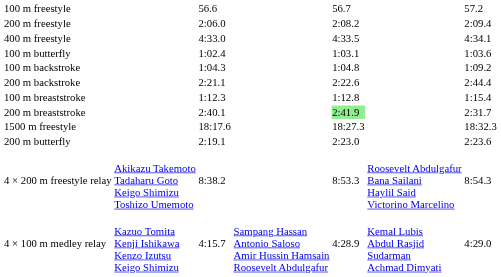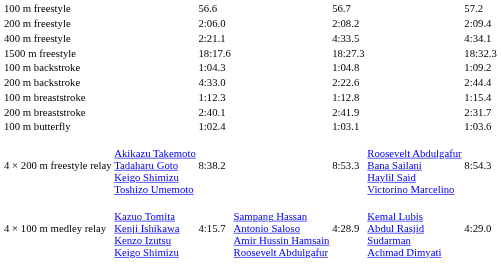(212, 38) 4:33.0 -> (212, 38) 2:21.1
rows swapped: (40, 127) <-> (37, 53)
(212, 82) 2:21.1 -> (212, 82) 4:33.0
(346, 112) lightgreen background -> (346, 112) no background
- row: (37, 141)
